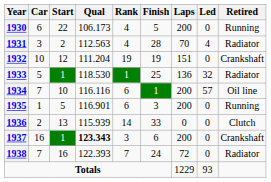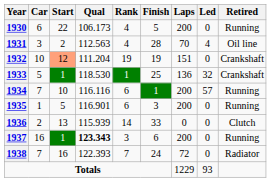(242, 43) Radiator -> (242, 43) Oil line
(63, 59) no background -> (63, 59) lightsalmon background
(242, 75) Radiator -> (242, 75) Crankshaft
(242, 91) Oil line -> (242, 91) Running
(242, 138) Crankshaft -> (242, 138) Running
